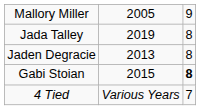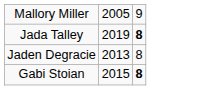(189, 34) normal -> (139, 34) bold
- row: (52, 94)
